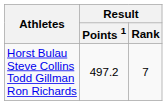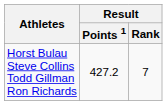(104, 73) 497.2 -> (104, 73) 427.2
